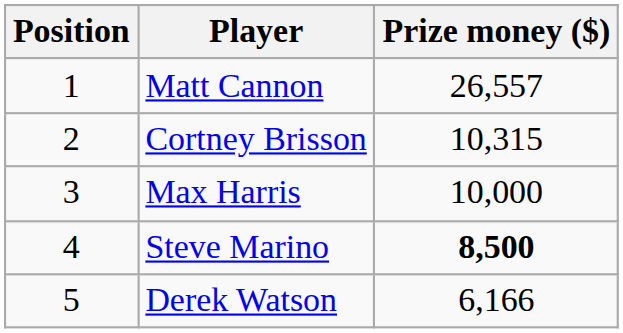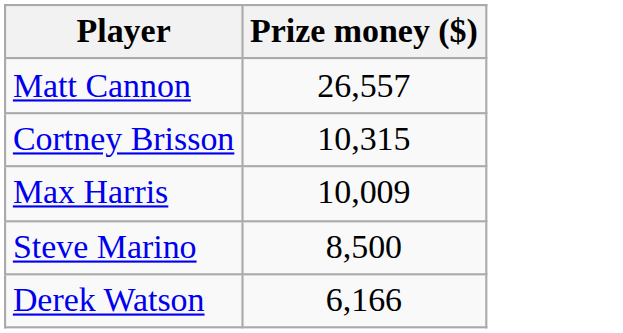- column: (71, 31)
(496, 192) 10,000 -> (364, 192) 10,009
(496, 246) bold -> (364, 246) normal
